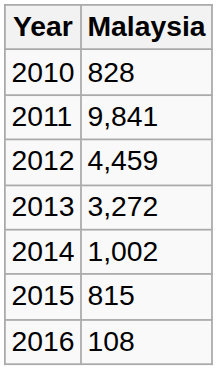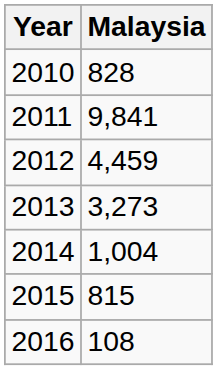(123, 206) 3,272 -> (123, 206) 3,273
(123, 251) 1,002 -> (123, 251) 1,004
